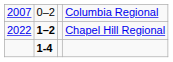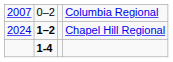(19, 30) 2022 -> (19, 30) 2024
